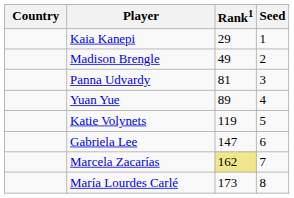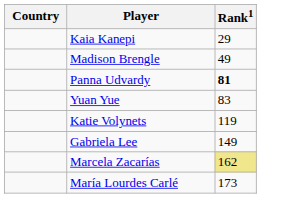- column: (272, 16)
(224, 79) normal -> (224, 79) bold
(224, 100) 89 -> (224, 100) 83
(228, 141) 147 -> (228, 141) 149
